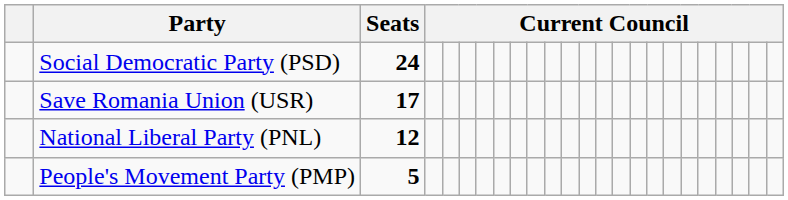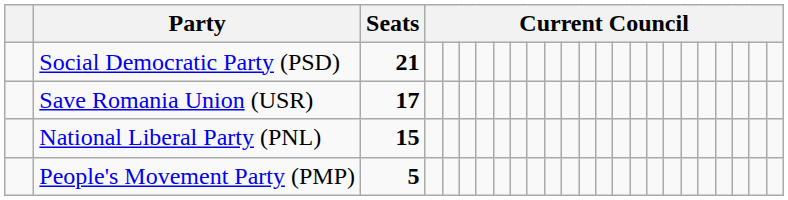(407, 61) 24 -> (407, 61) 21
(407, 137) 12 -> (407, 137) 15
